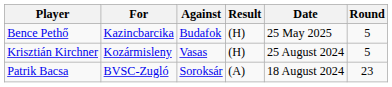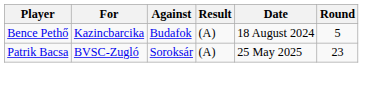(237, 33) (H) -> (207, 33) (A)
(299, 33) 25 May 2025 -> (276, 33) 18 August 2024
- row: (53, 52)
(306, 71) 18 August 2024 -> (270, 52) 25 May 2025
